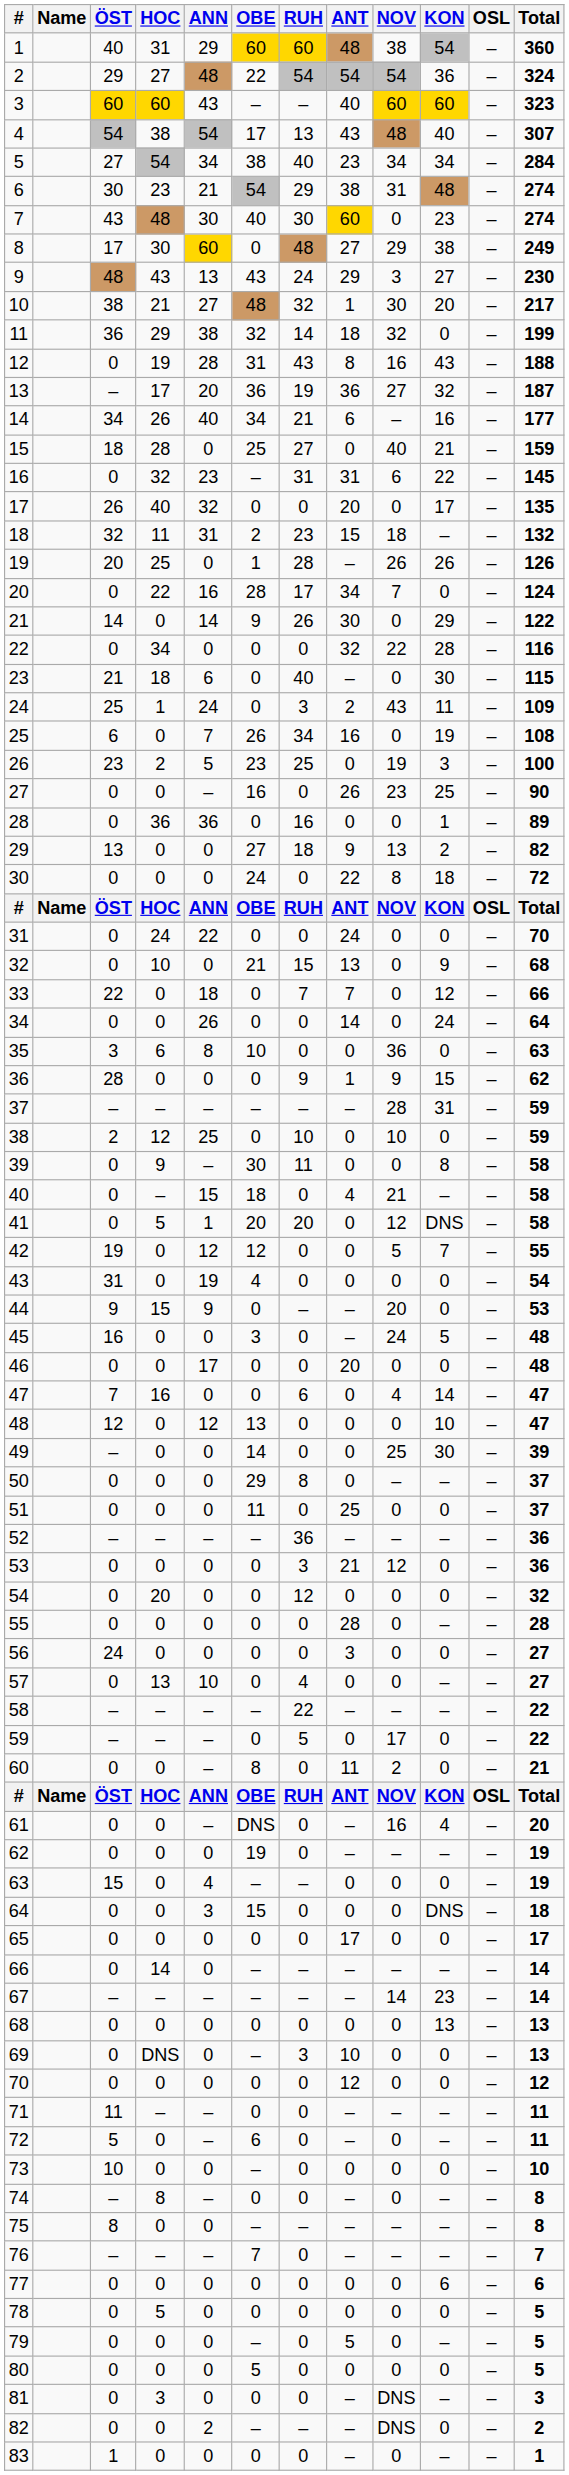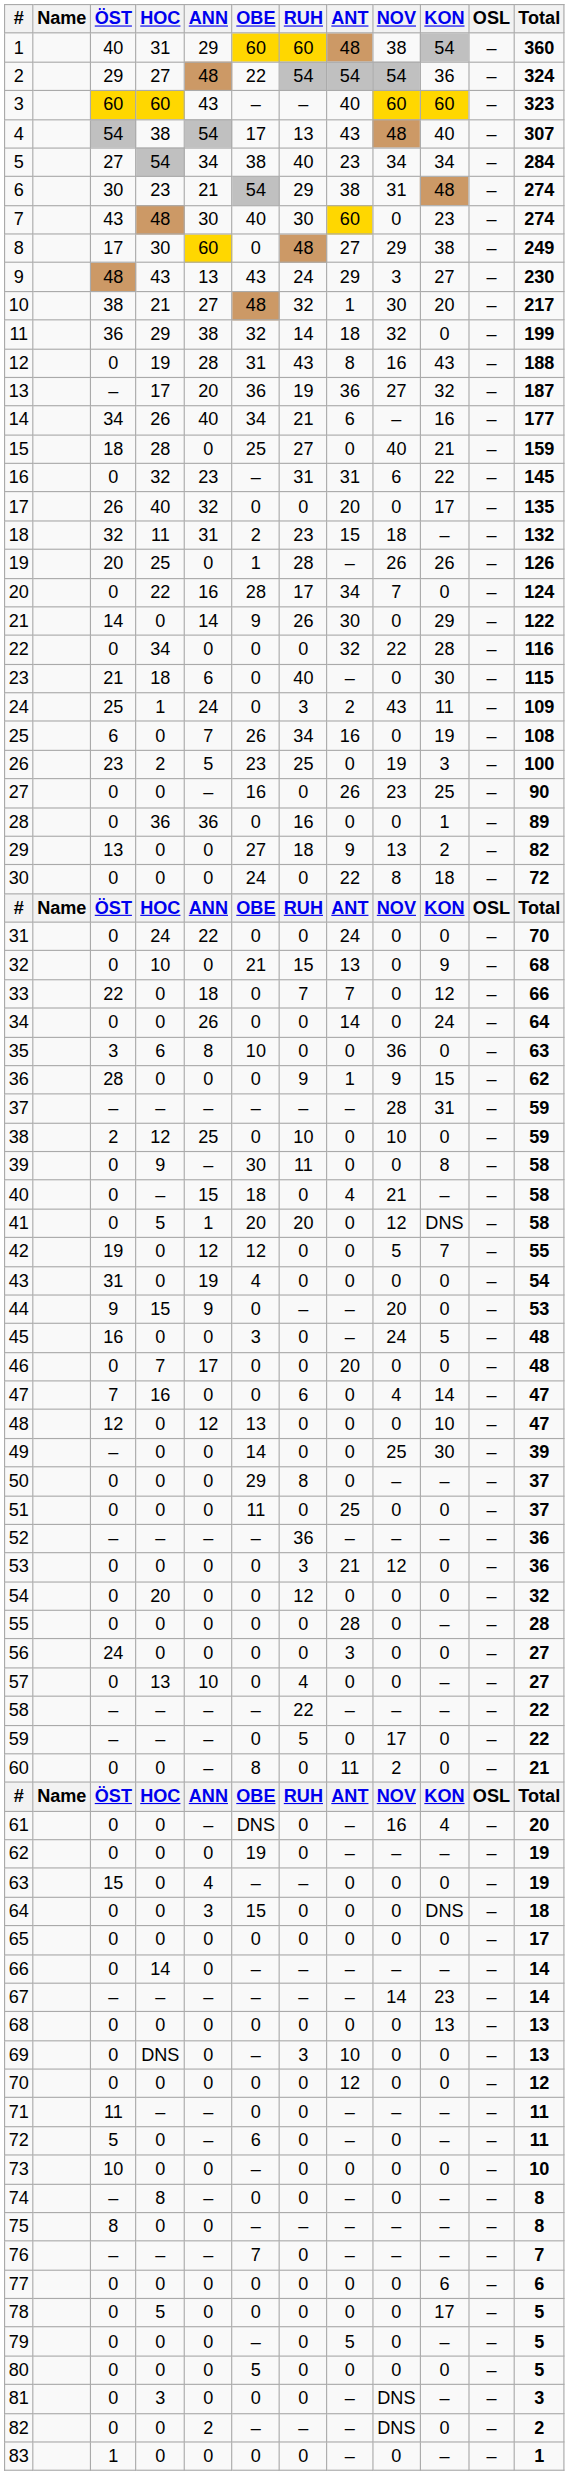(160, 1366) 0 -> (160, 1366) 7
(350, 1939) 17 -> (350, 1939) 0
(444, 2312) 0 -> (444, 2312) 17
